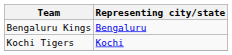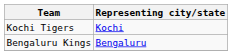rows swapped: (49, 27) <-> (40, 42)
